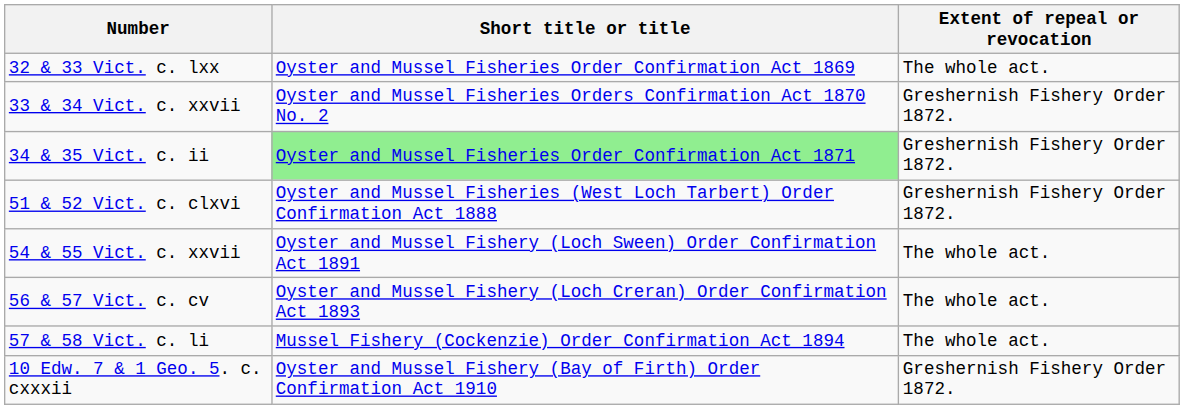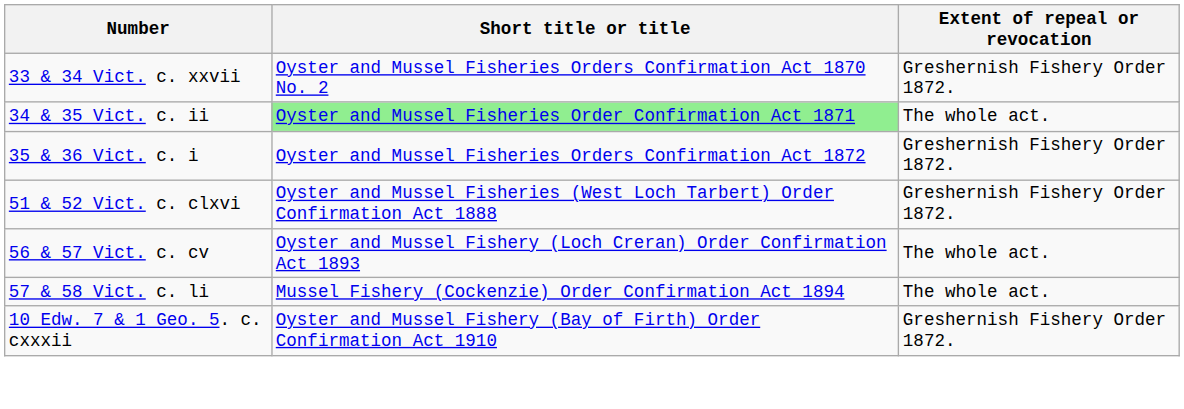- row: (114, 68)
(1034, 155) Greshernish Fishery Order 1872. -> (977, 117) The whole act.
+ row: (104, 155)
- row: (125, 253)
